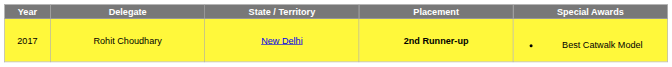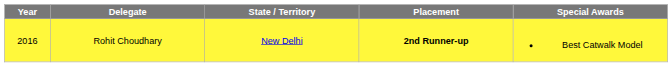(27, 40) 2017 -> (27, 40) 2016
